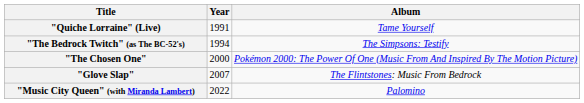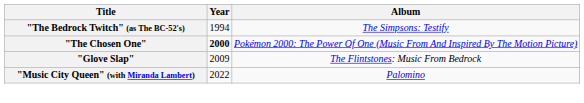- row: (106, 28)
(219, 59) normal -> (219, 43) bold
(219, 75) 2007 -> (219, 59) 2009
